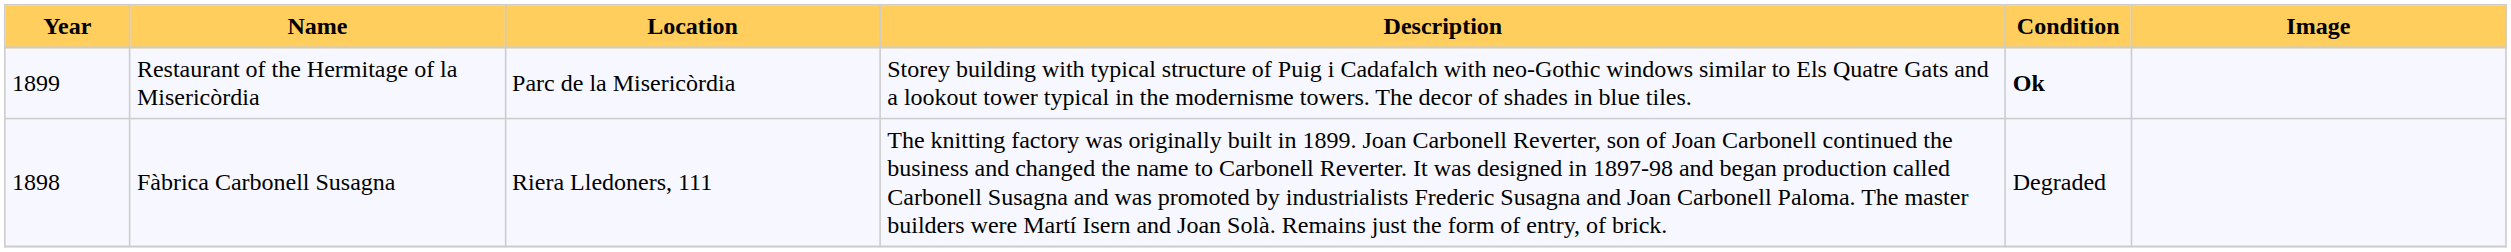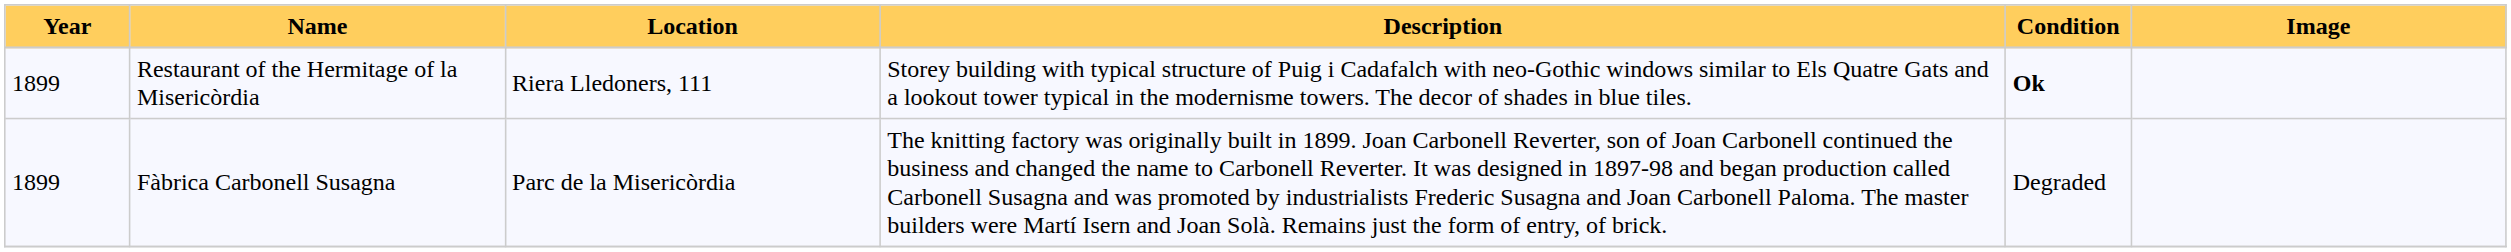(624, 82) Parc de la Misericòrdia -> (612, 82) Riera Lledoners, 111
(36, 182) 1898 -> (36, 182) 1899
(612, 182) Riera Lledoners, 111 -> (624, 182) Parc de la Misericòrdia
